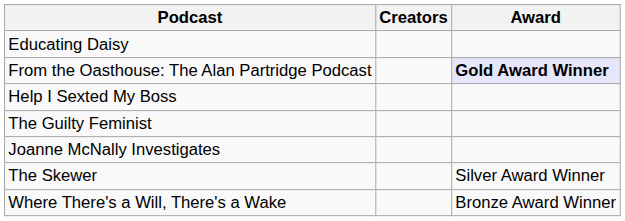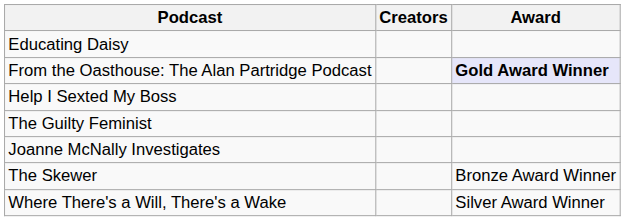(530, 176) Silver Award Winner -> (536, 176) Bronze Award Winner
(536, 202) Bronze Award Winner -> (530, 202) Silver Award Winner
